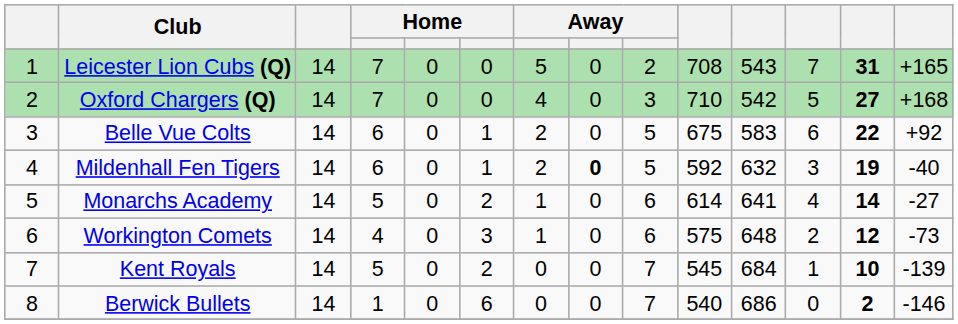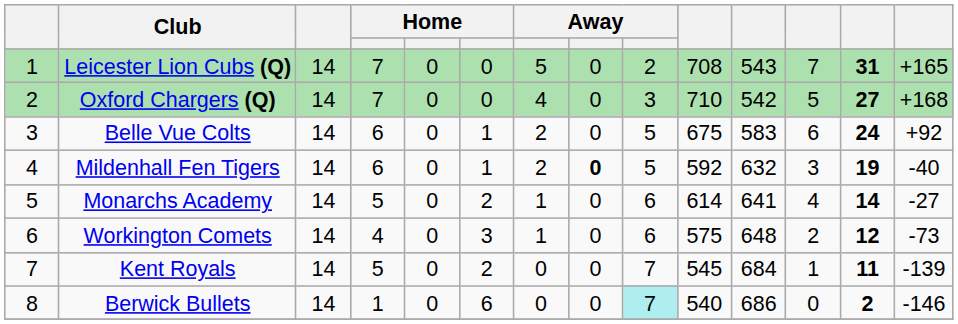(868, 133) 22 -> (868, 133) 24
(868, 269) 10 -> (868, 269) 11
(650, 302) no background -> (650, 302) paleturquoise background
